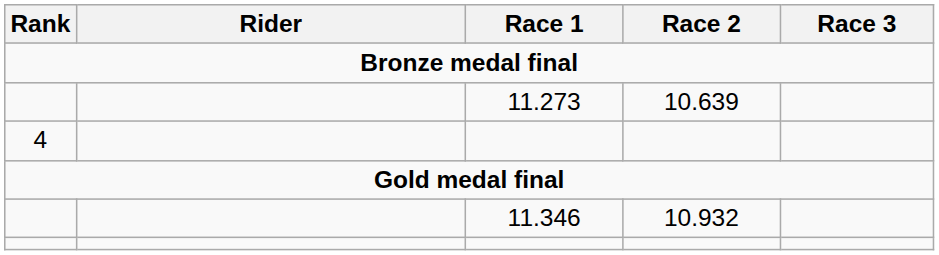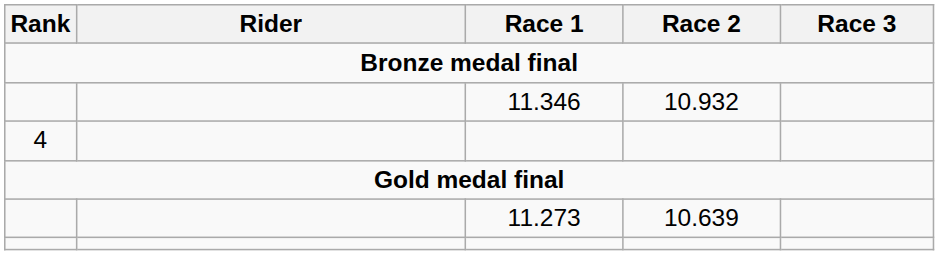rows swapped: (40, 218) <-> (40, 102)
